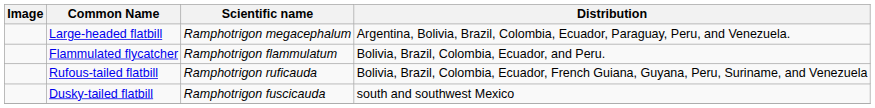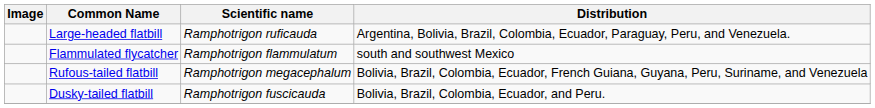(267, 34) Ramphotrigon megacephalum -> (250, 34) Ramphotrigon ruficauda
(481, 53) Bolivia, Brazil, Colombia, Ecuador, and Peru. -> (436, 53) south and southwest Mexico
(250, 73) Ramphotrigon ruficauda -> (267, 73) Ramphotrigon megacephalum
(436, 93) south and southwest Mexico -> (481, 93) Bolivia, Brazil, Colombia, Ecuador, and Peru.
